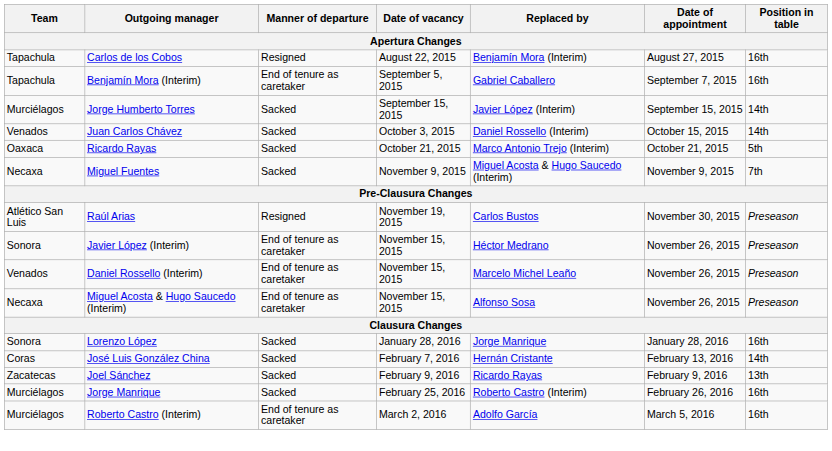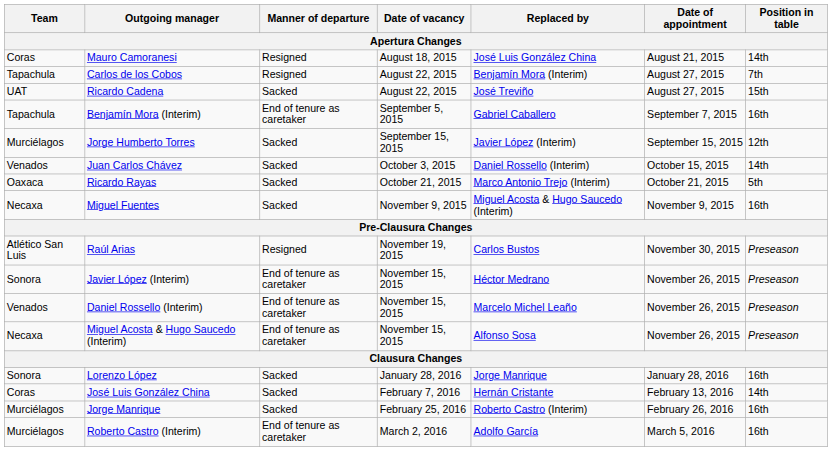+ row: (132, 58)
(758, 58) 16th -> (755, 74) 7th
+ row: (125, 91)
(758, 109) 14th -> (758, 143) 12th
(755, 171) 7th -> (758, 205) 16th
- row: (119, 375)
